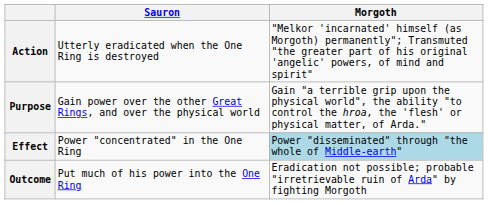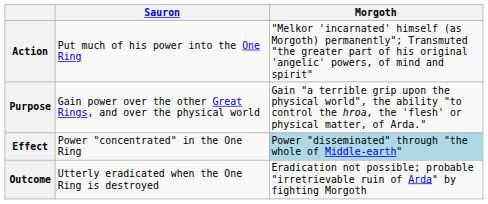(150, 51) Utterly eradicated when the One Ring is destroyed -> (159, 51) Put much of his power into the One Ring
(159, 179) Put much of his power into the One Ring -> (150, 179) Utterly eradicated when the One Ring is destroyed
